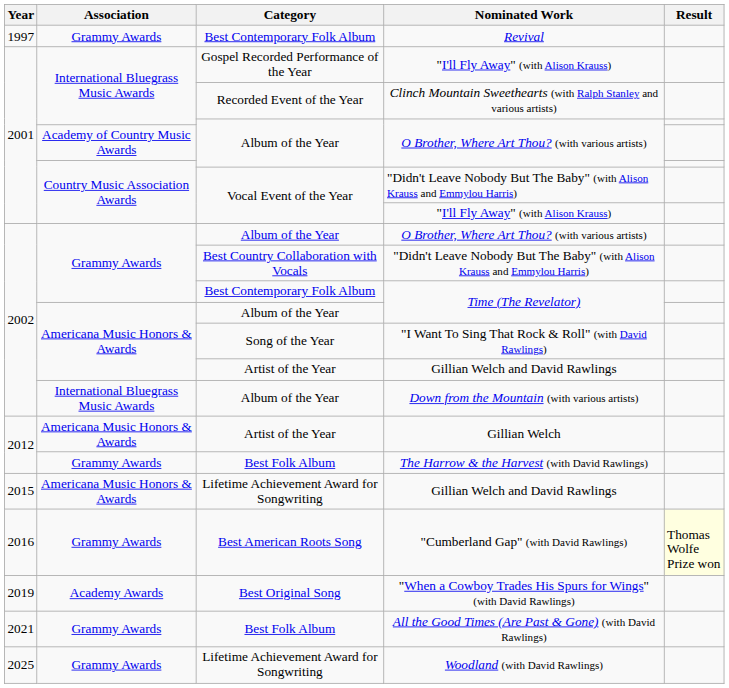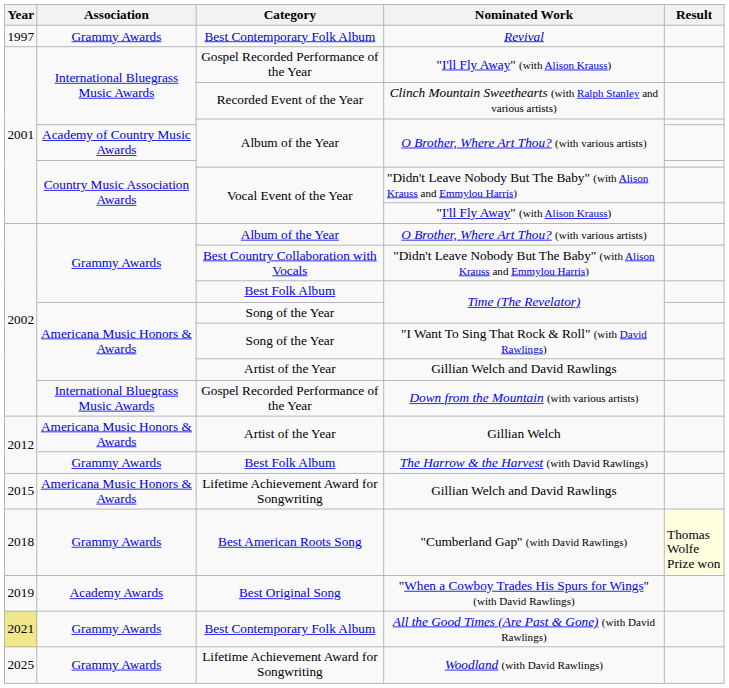(290, 291) Best Contemporary Folk Album -> (290, 291) Best Folk Album
(290, 312) Album of the Year -> (290, 312) Song of the Year
(290, 398) Album of the Year -> (290, 398) Gospel Recorded Performance of the Year
(21, 542) 2016 -> (21, 542) 2018
(21, 629) no background -> (21, 629) khaki background
(290, 629) Best Folk Album -> (290, 629) Best Contemporary Folk Album
